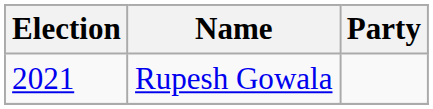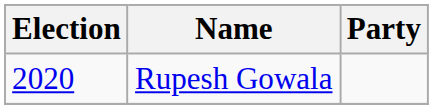(43, 78) 2021 -> (43, 78) 2020
